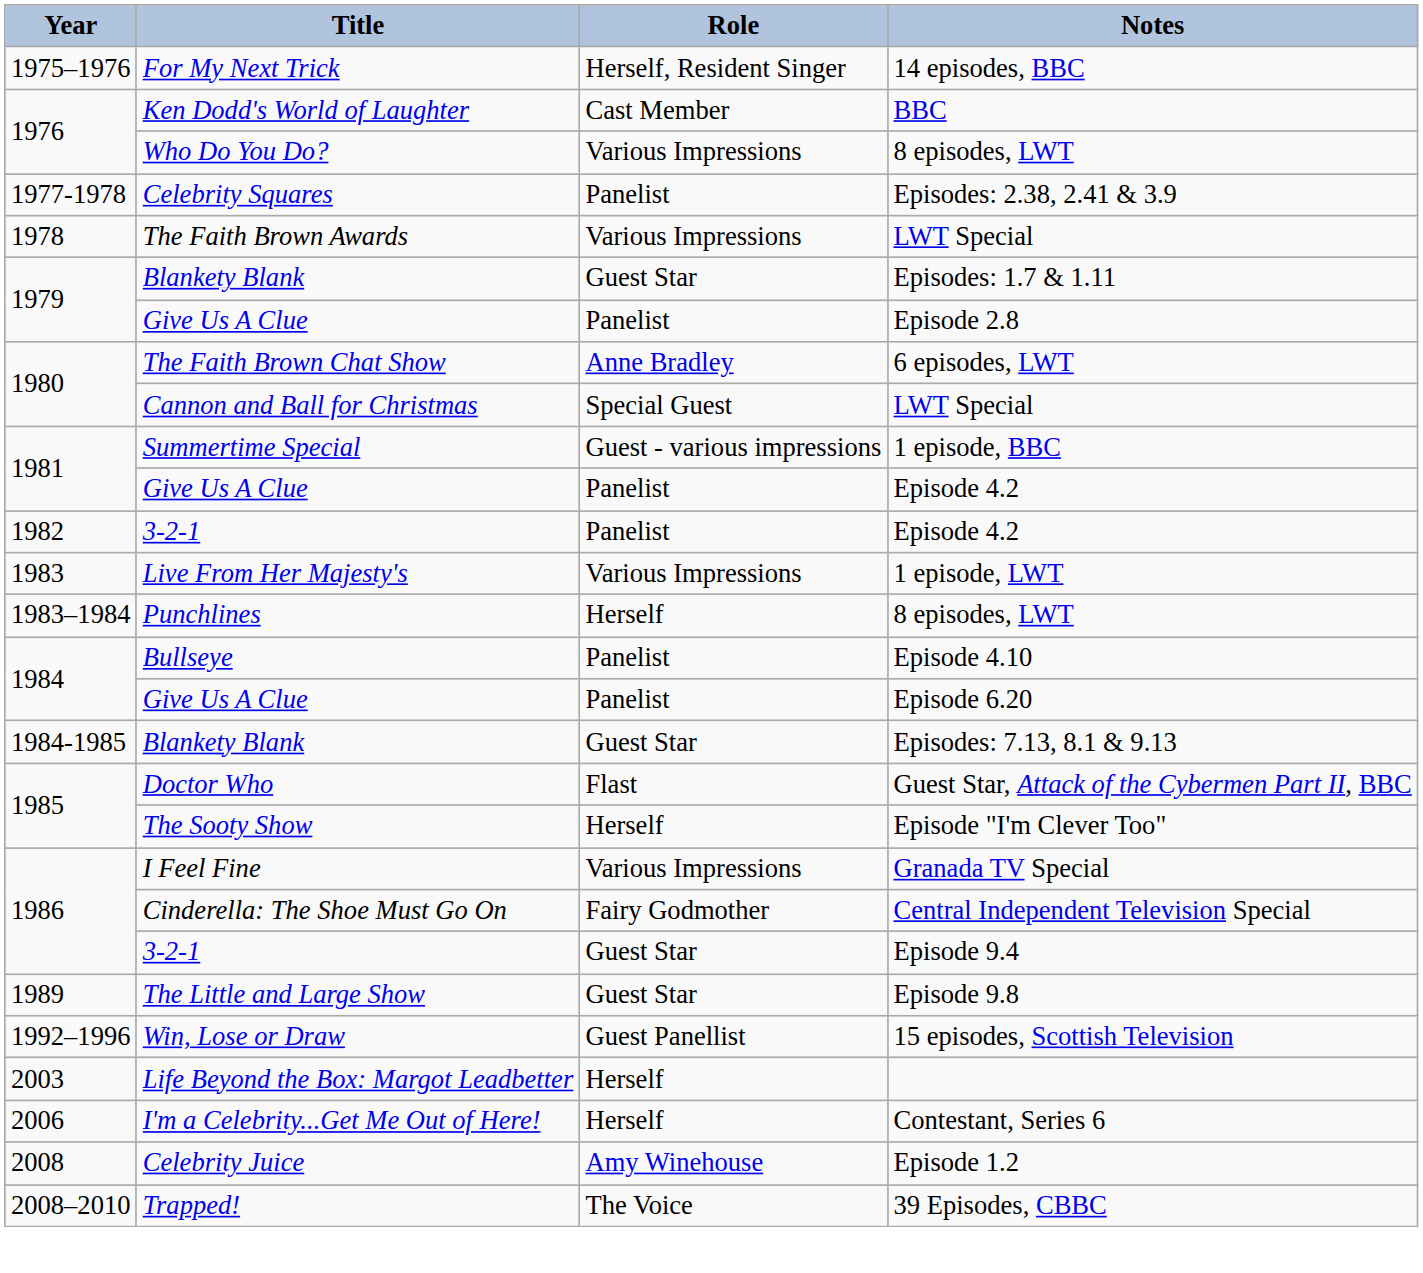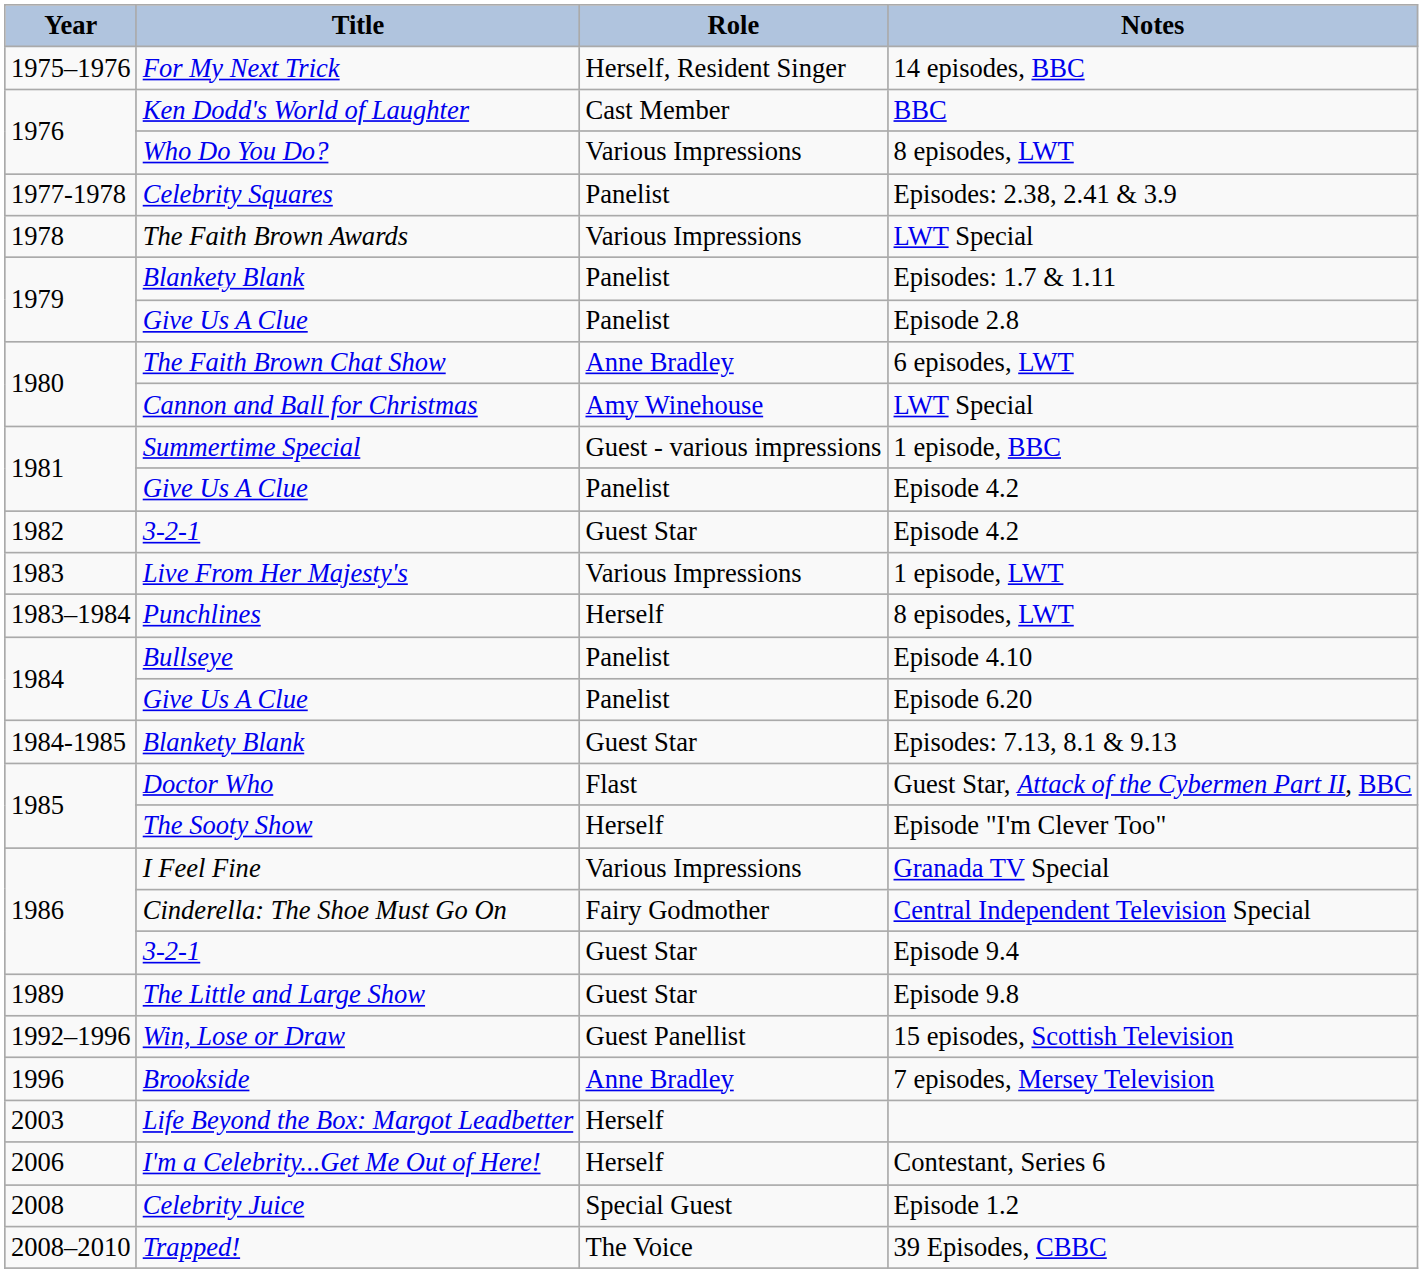(641, 278) Guest Star -> (628, 278) Panelist
(659, 404) Special Guest -> (674, 404) Amy Winehouse
(628, 531) Panelist -> (641, 531) Guest Star
+ row: (196, 1078)
(674, 1162) Amy Winehouse -> (659, 1204) Special Guest
